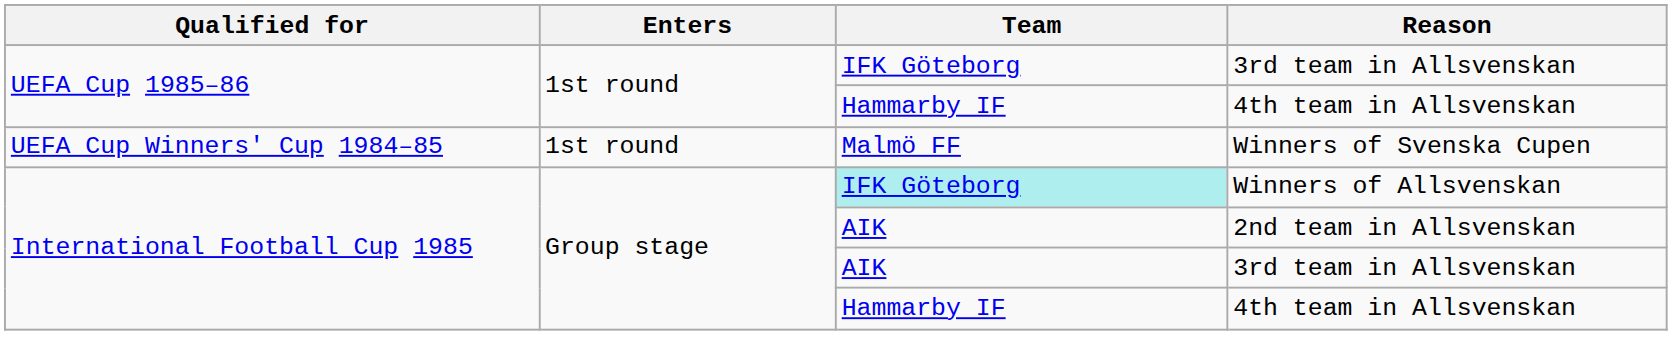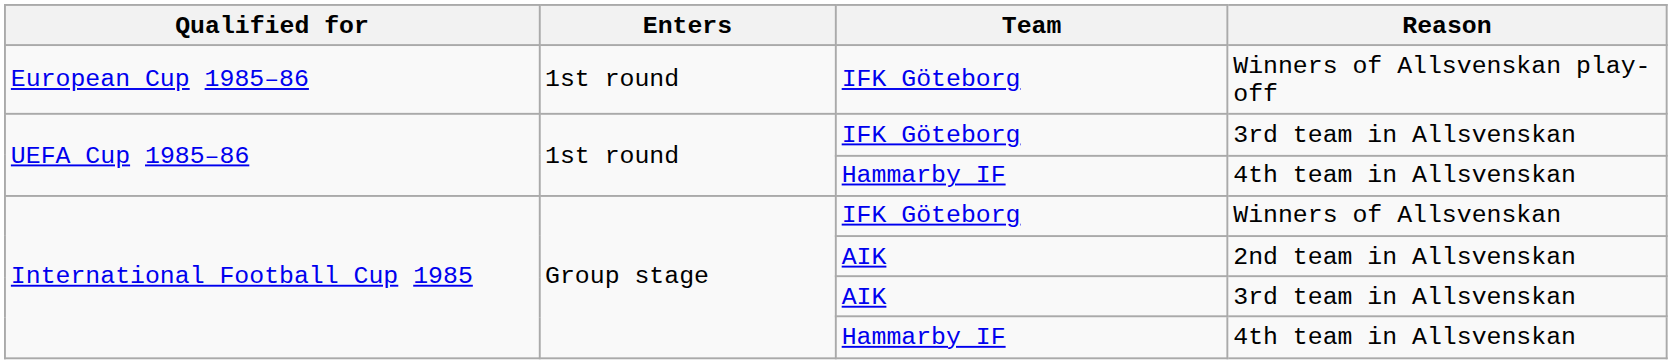+ row: (160, 80)
- row: (227, 147)
(931, 187) paleturquoise background -> (931, 216) no background
